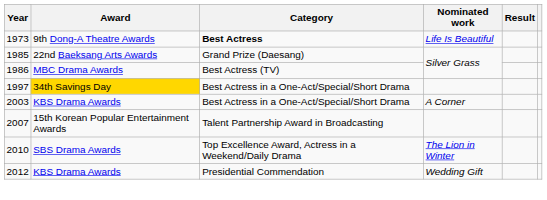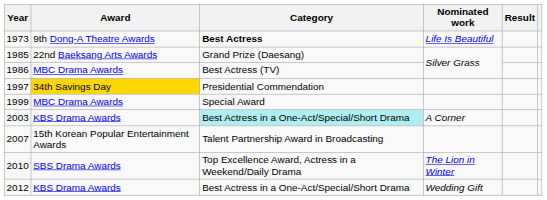(306, 86) Best Actress in a One-Act/Special/Short Drama -> (263, 86) Presidential Commendation
+ row: (18, 102)
(306, 102) no background -> (306, 117) paleturquoise background
(263, 171) Presidential Commendation -> (306, 187) Best Actress in a One-Act/Special/Short Drama
